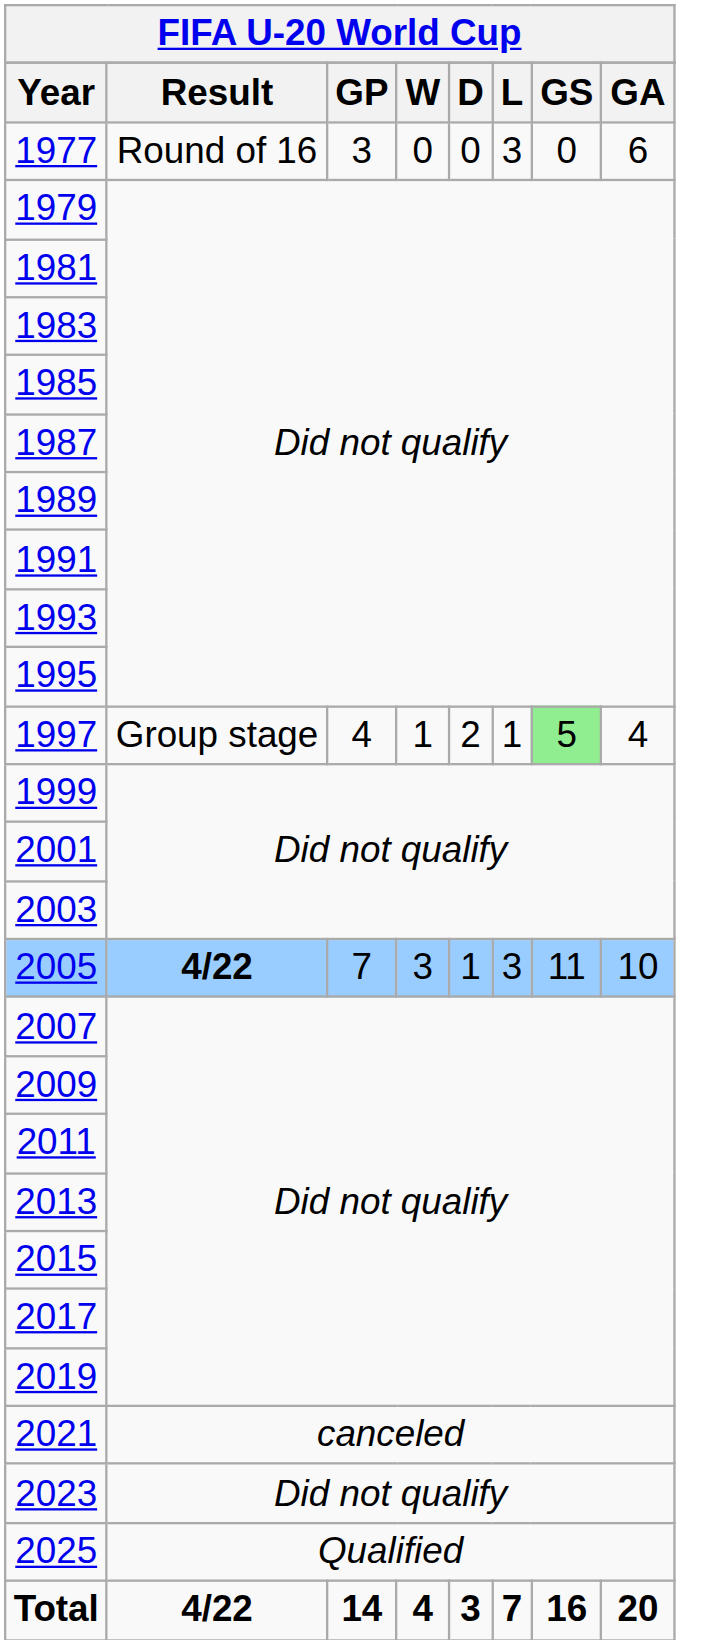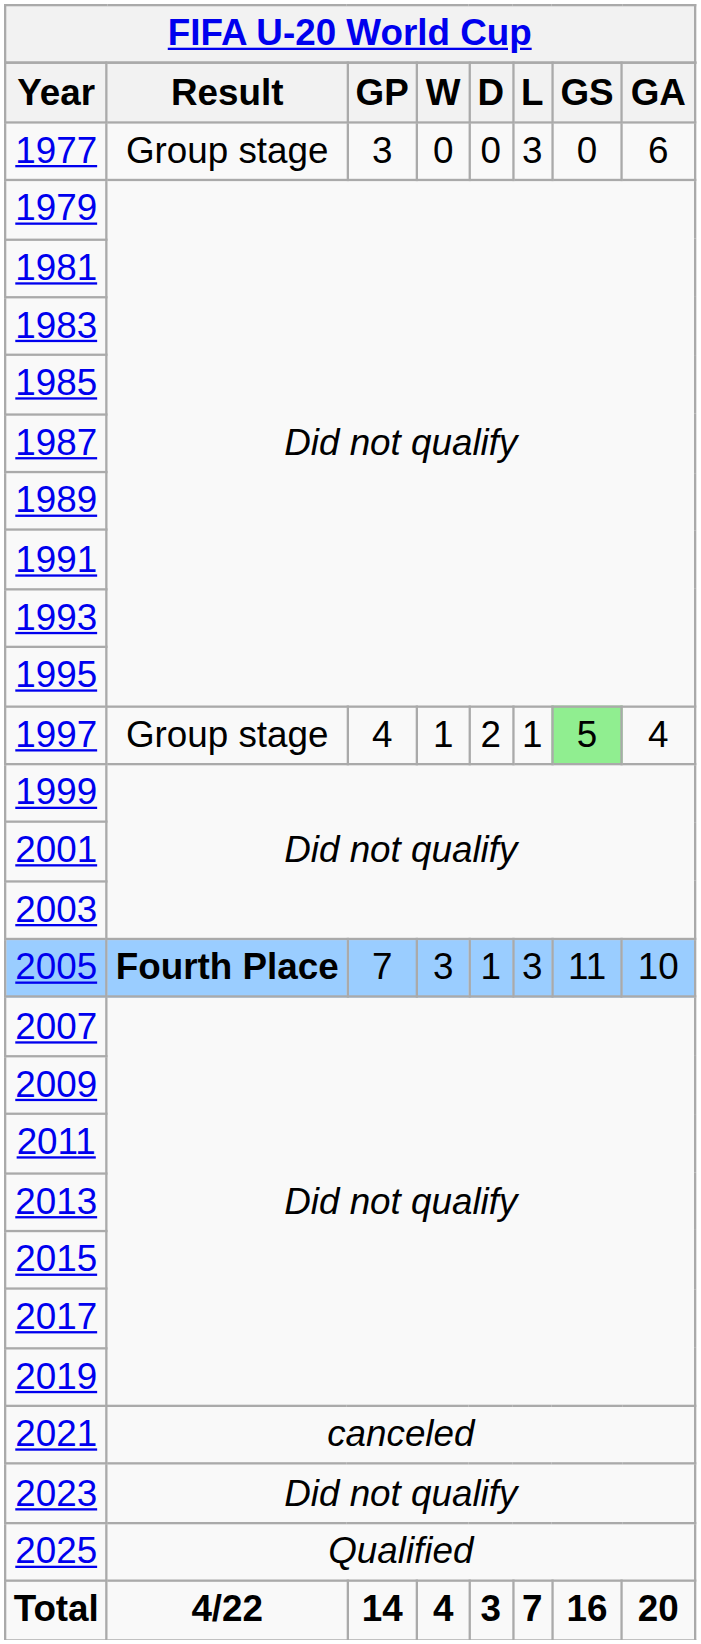(217, 150) Round of 16 -> (227, 150) Group stage
(217, 967) 4/22 -> (227, 967) Fourth Place
